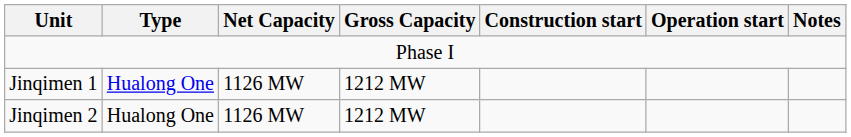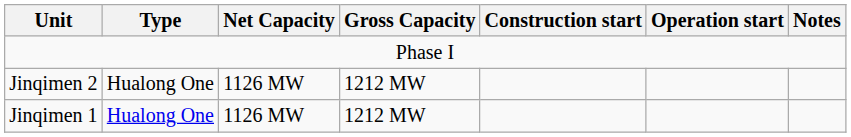rows swapped: (53, 83) <-> (53, 115)
